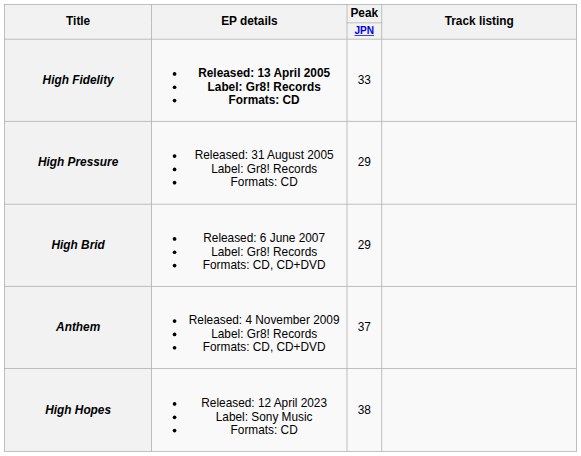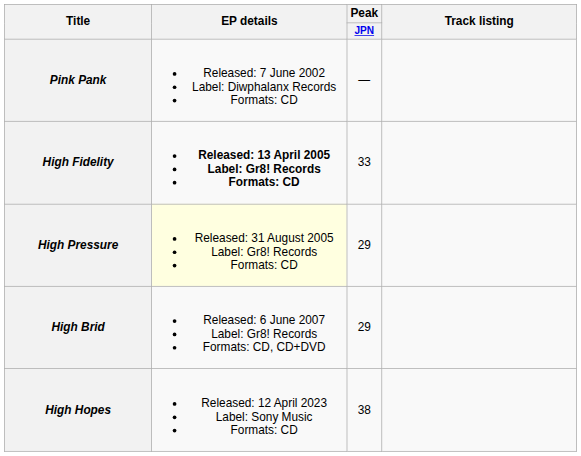+ row: (78, 80)
(249, 169) no background -> (249, 252) lightyellow background
- row: (78, 327)
